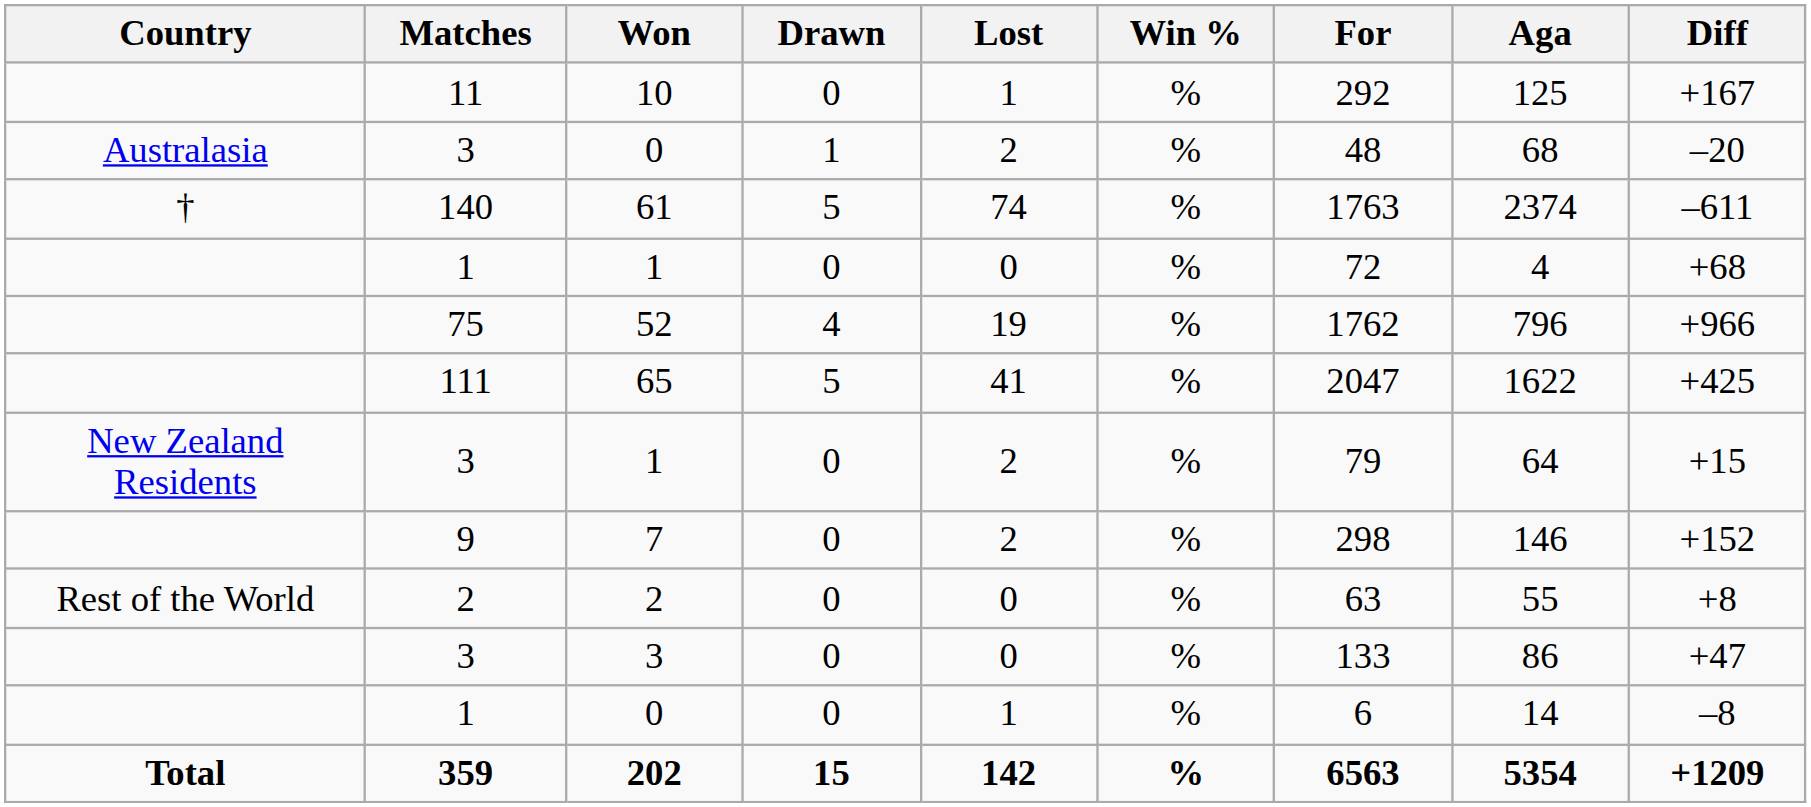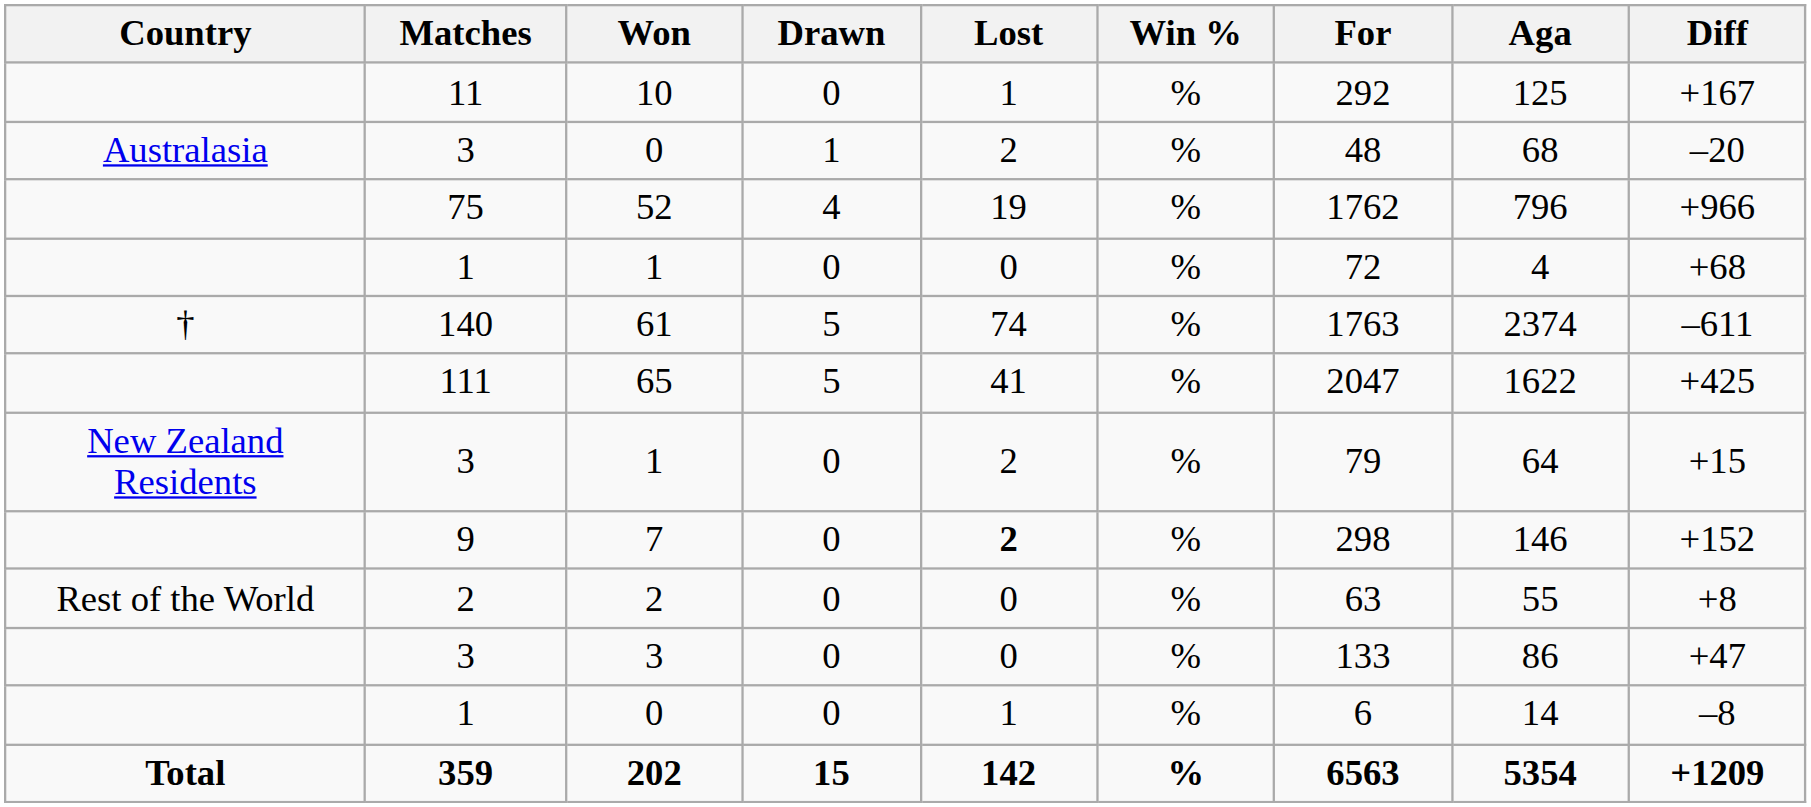rows swapped: (466, 207) <-> (466, 324)
(1009, 539) normal -> (1009, 539) bold
